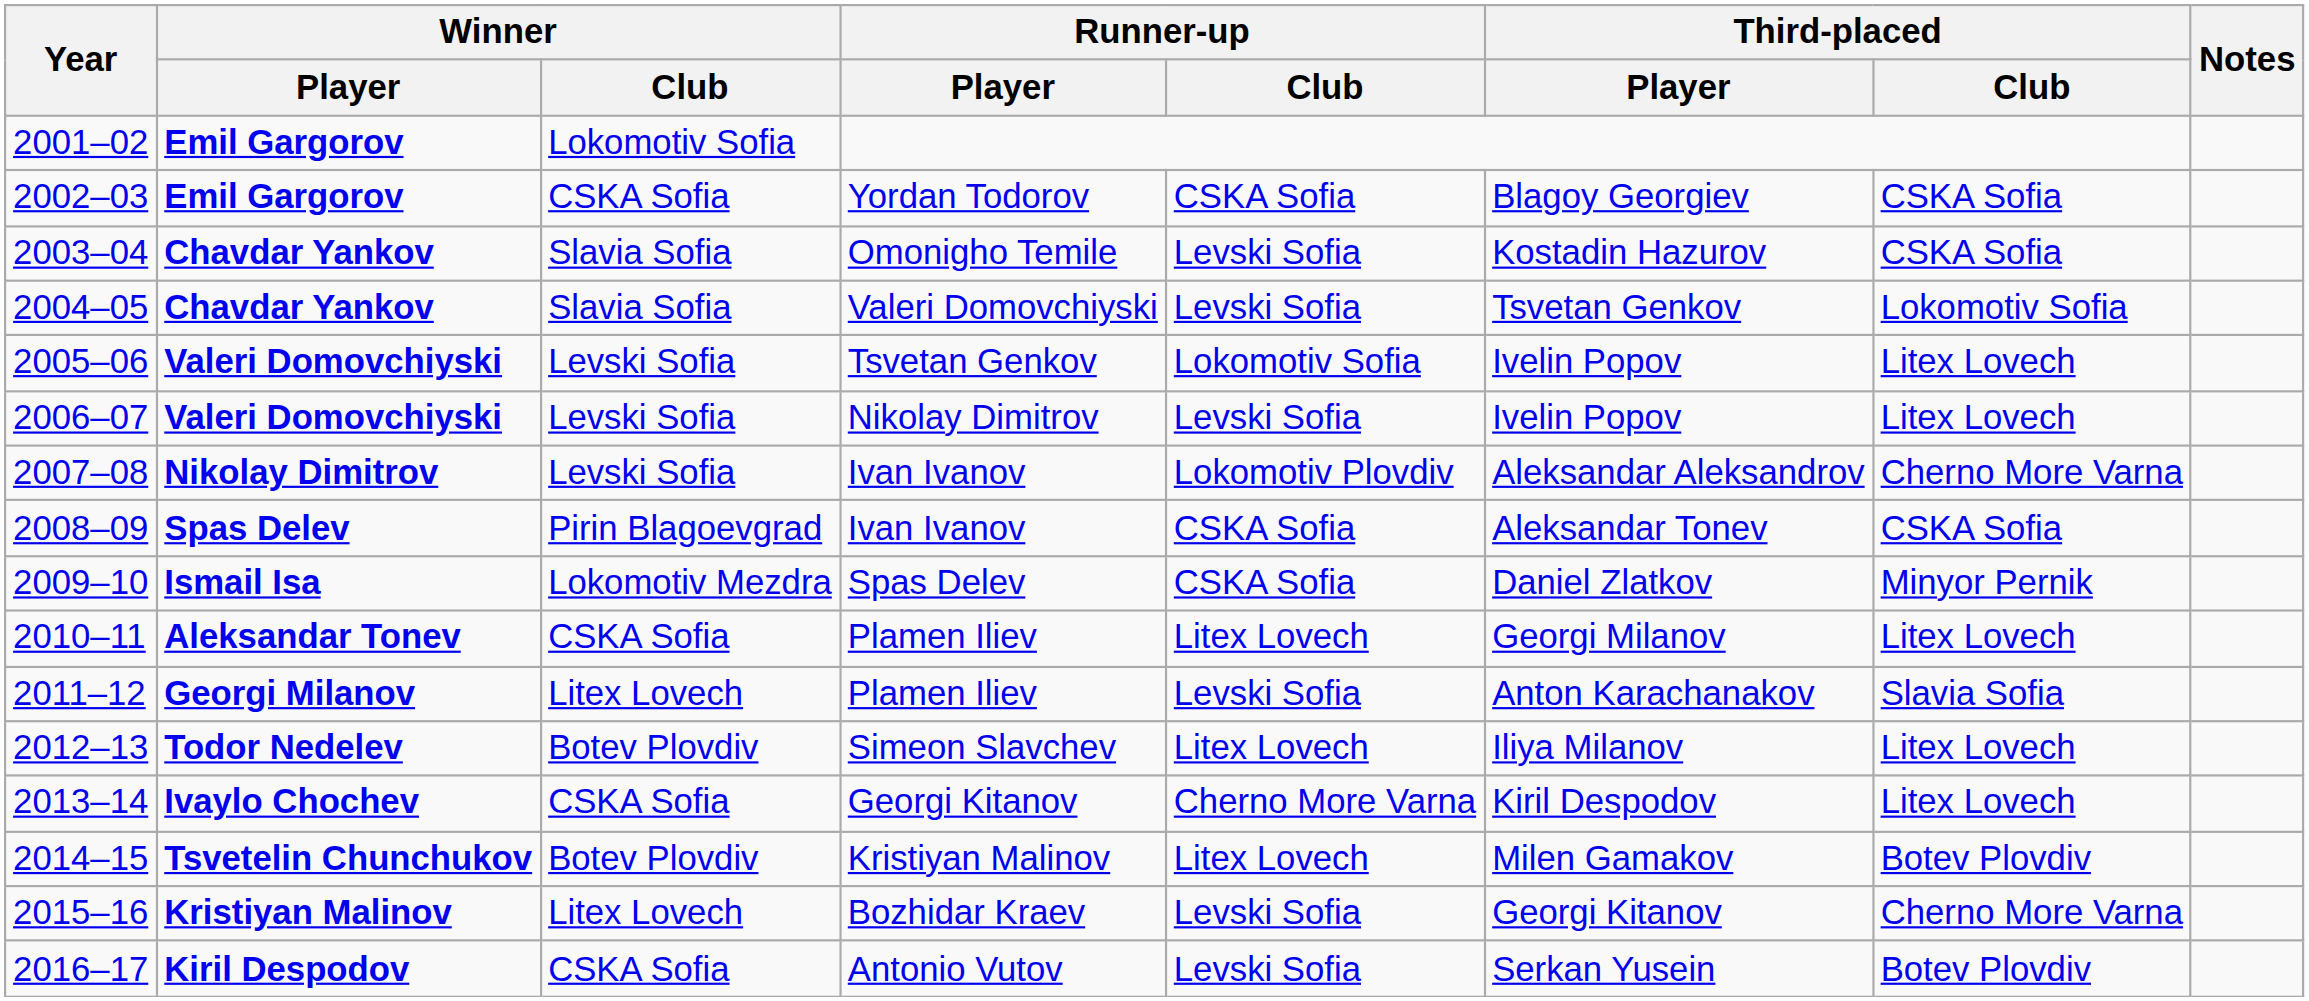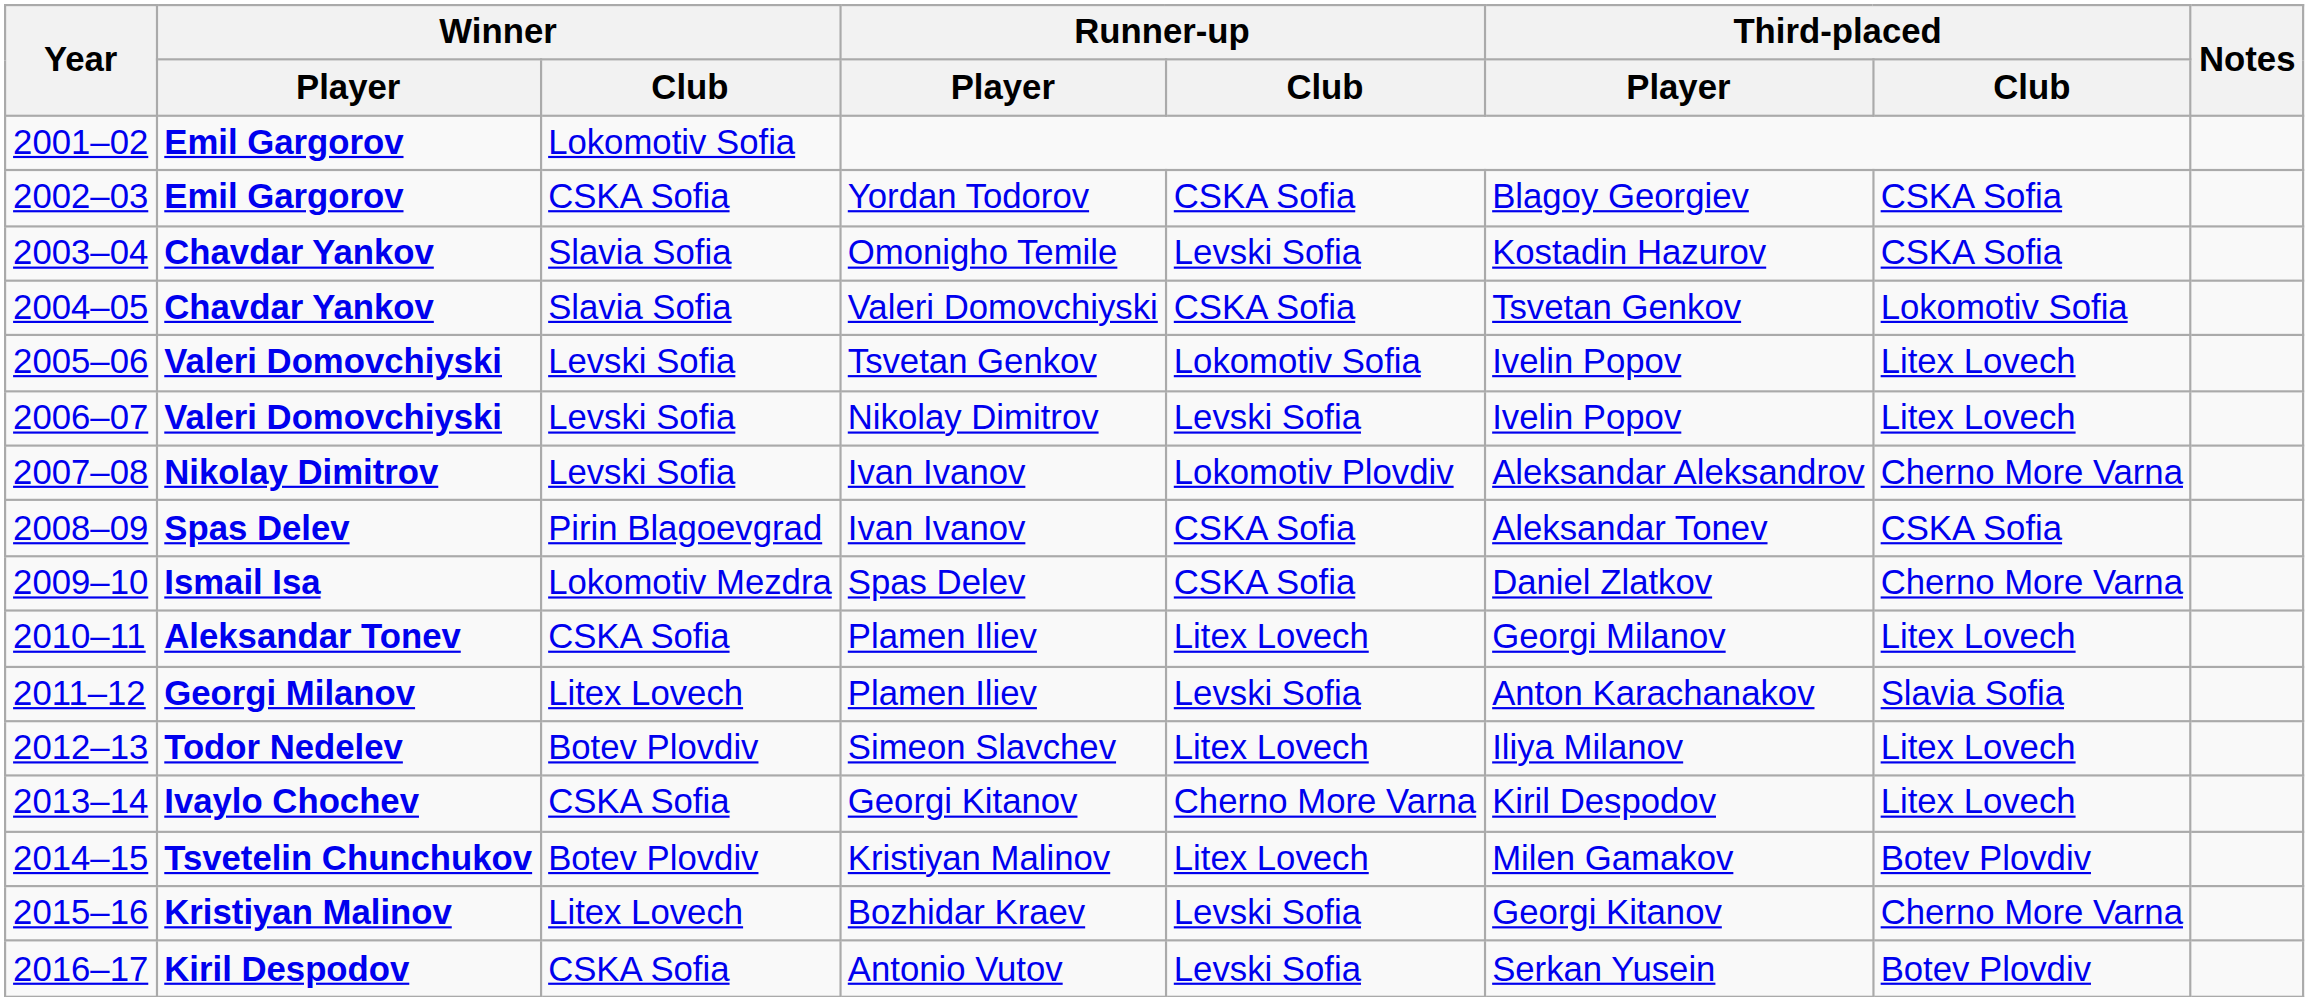(1267, 307) Levski Sofia -> (1265, 307) CSKA Sofia
(1987, 582) Minyor Pernik -> (2032, 582) Cherno More Varna
